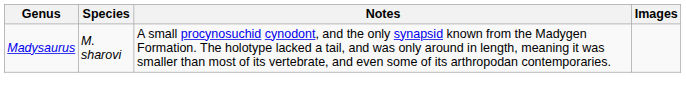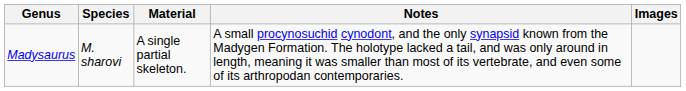+ column: (172, 14)
